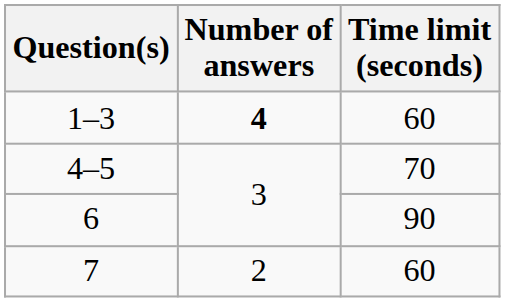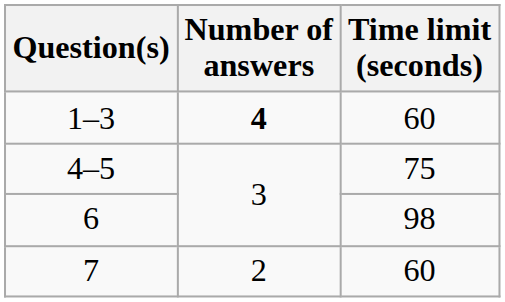(420, 168) 70 -> (420, 168) 75
(420, 219) 90 -> (420, 219) 98
